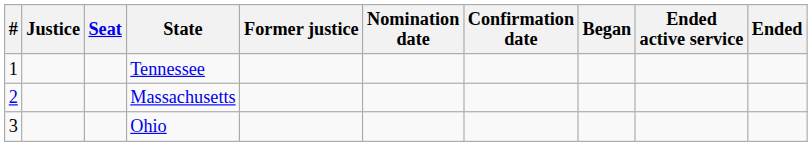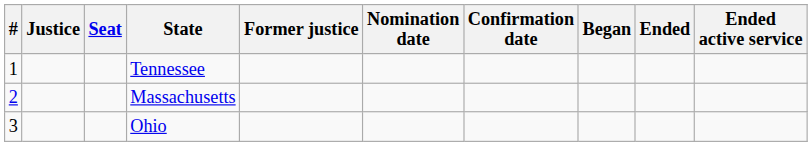columns swapped: (691, 29) <-> (777, 29)
